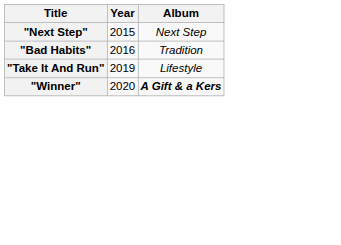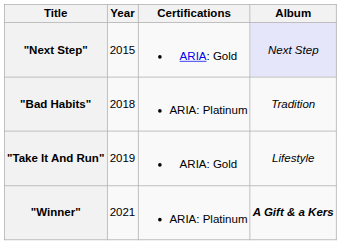+ column: (194, 13)
(181, 31) no background -> (293, 49) lavender background
(122, 50) 2016 -> (122, 104) 2018
(122, 86) 2020 -> (122, 212) 2021
